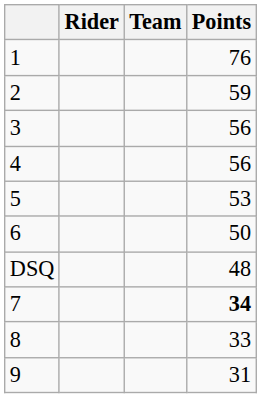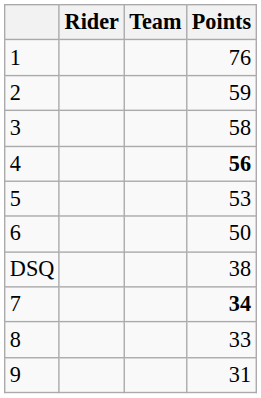(240, 127) 56 -> (240, 127) 58
(240, 163) normal -> (240, 163) bold
(240, 269) 48 -> (240, 269) 38
